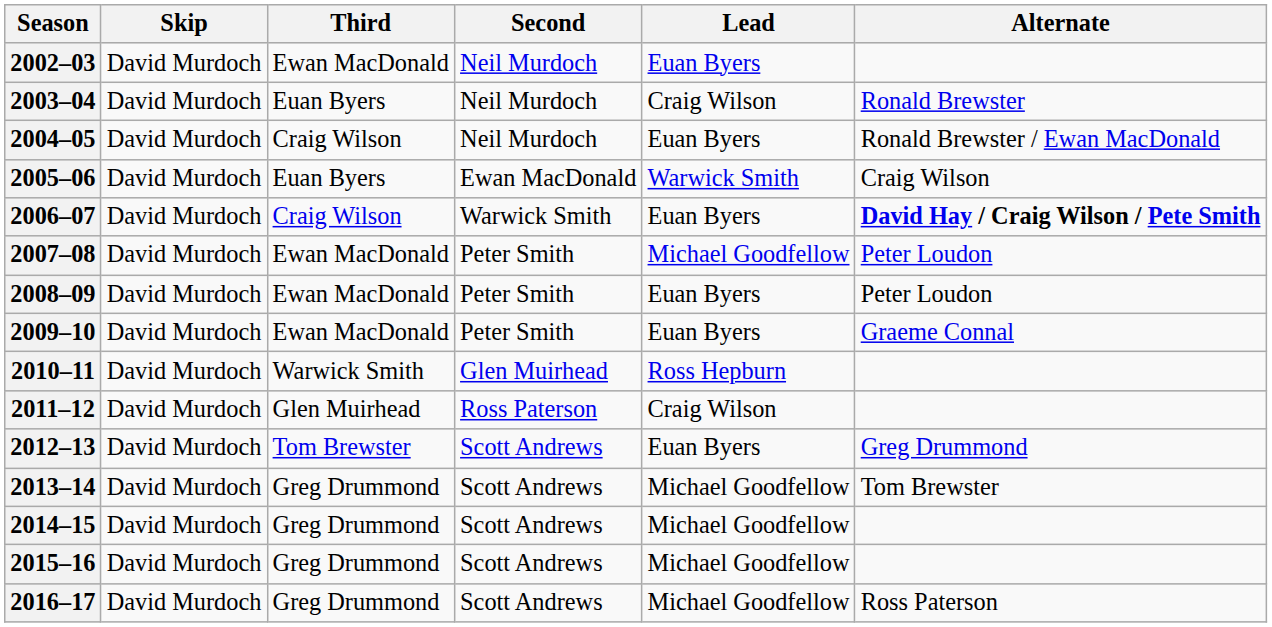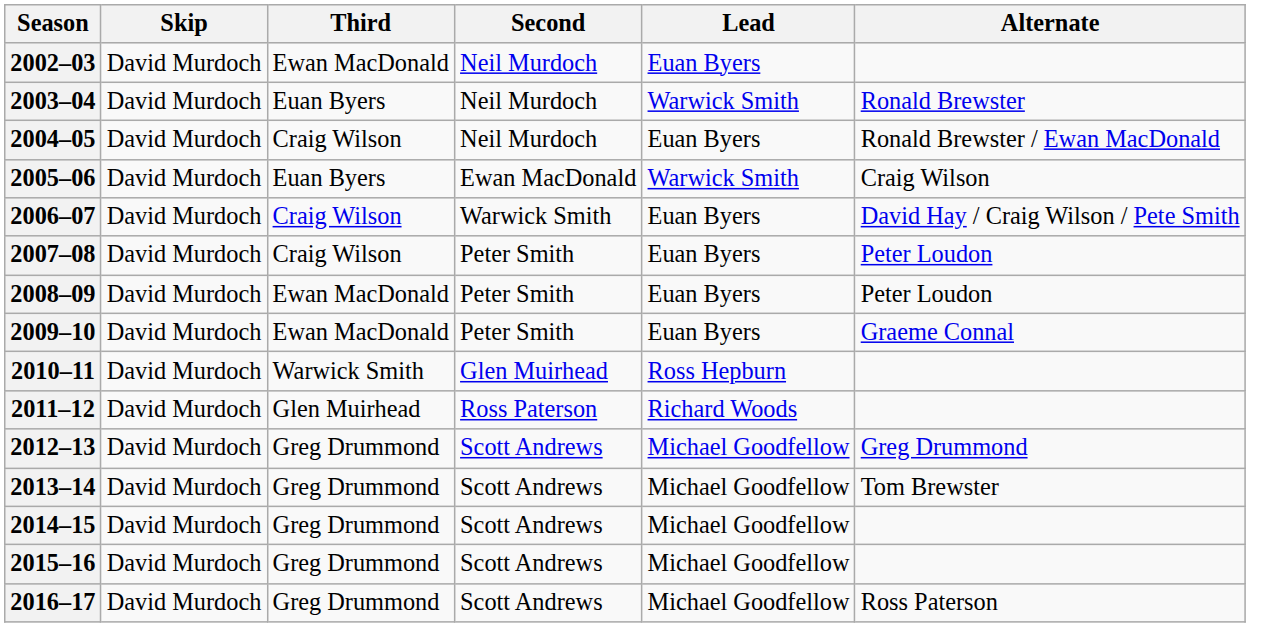(712, 100) Craig Wilson -> (723, 100) Warwick Smith
(1061, 216) bold -> (1050, 216) normal
(361, 255) Ewan MacDonald -> (337, 255) Craig Wilson
(749, 255) Michael Goodfellow -> (704, 255) Euan Byers
(712, 409) Craig Wilson -> (722, 409) Richard Woods
(342, 448) Tom Brewster -> (356, 448) Greg Drummond
(704, 448) Euan Byers -> (749, 448) Michael Goodfellow
